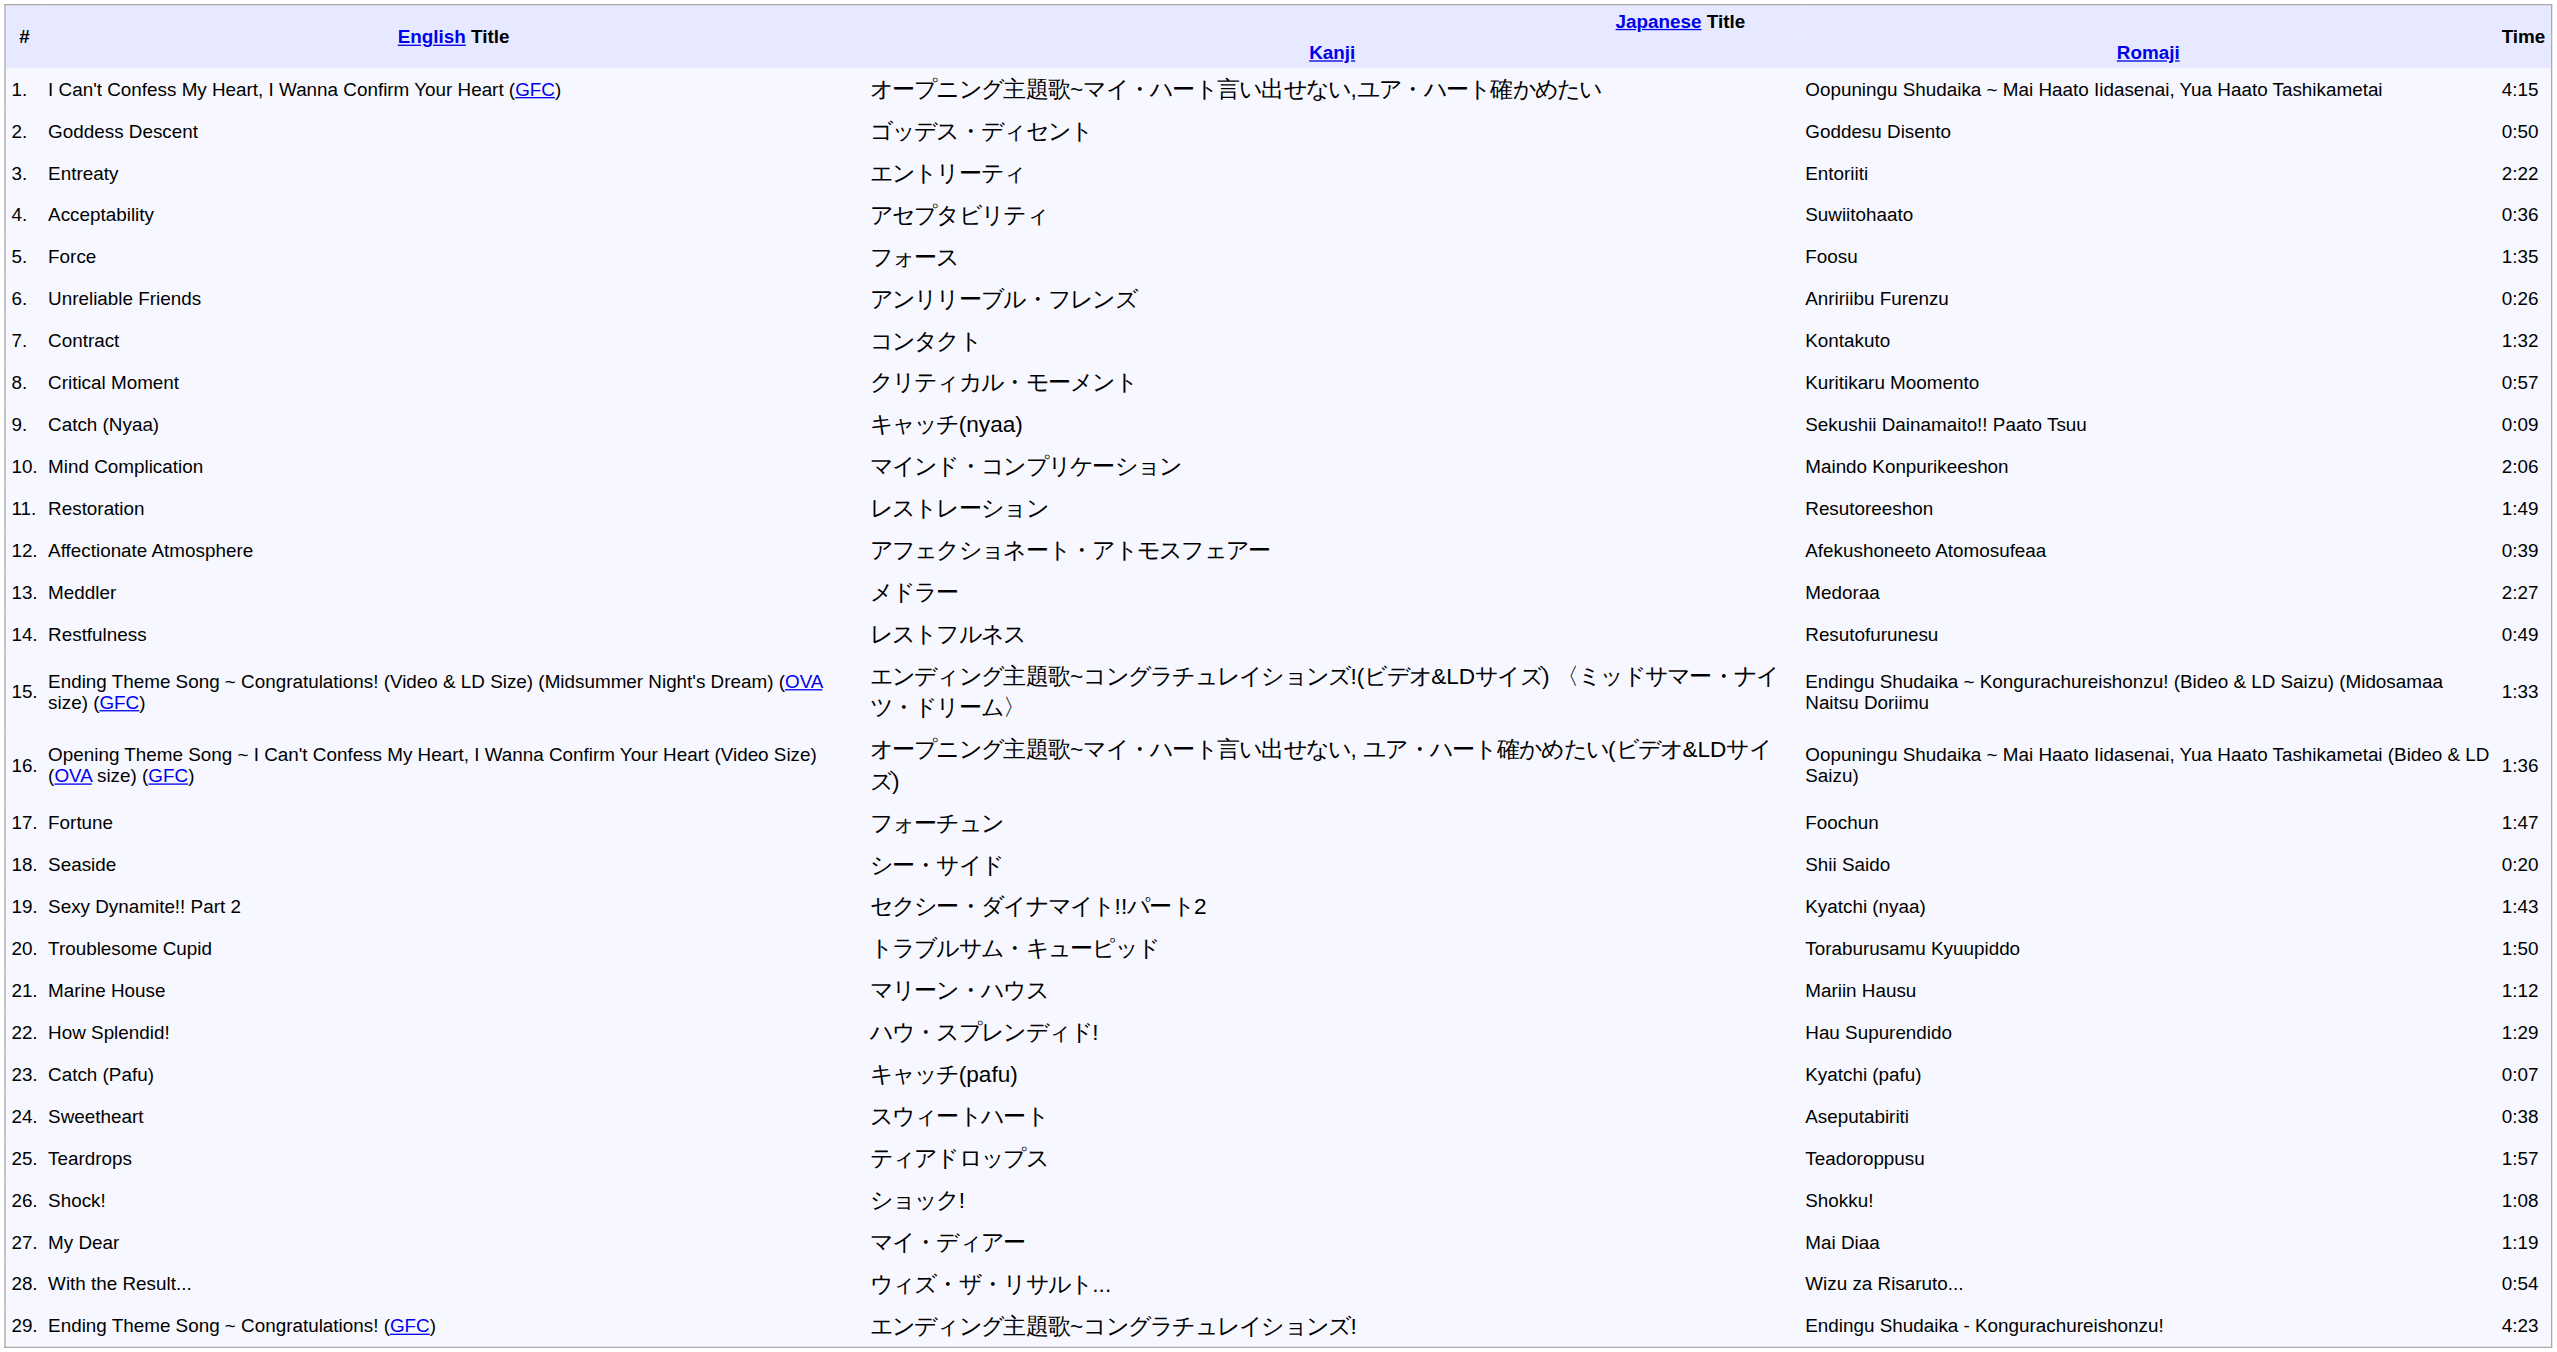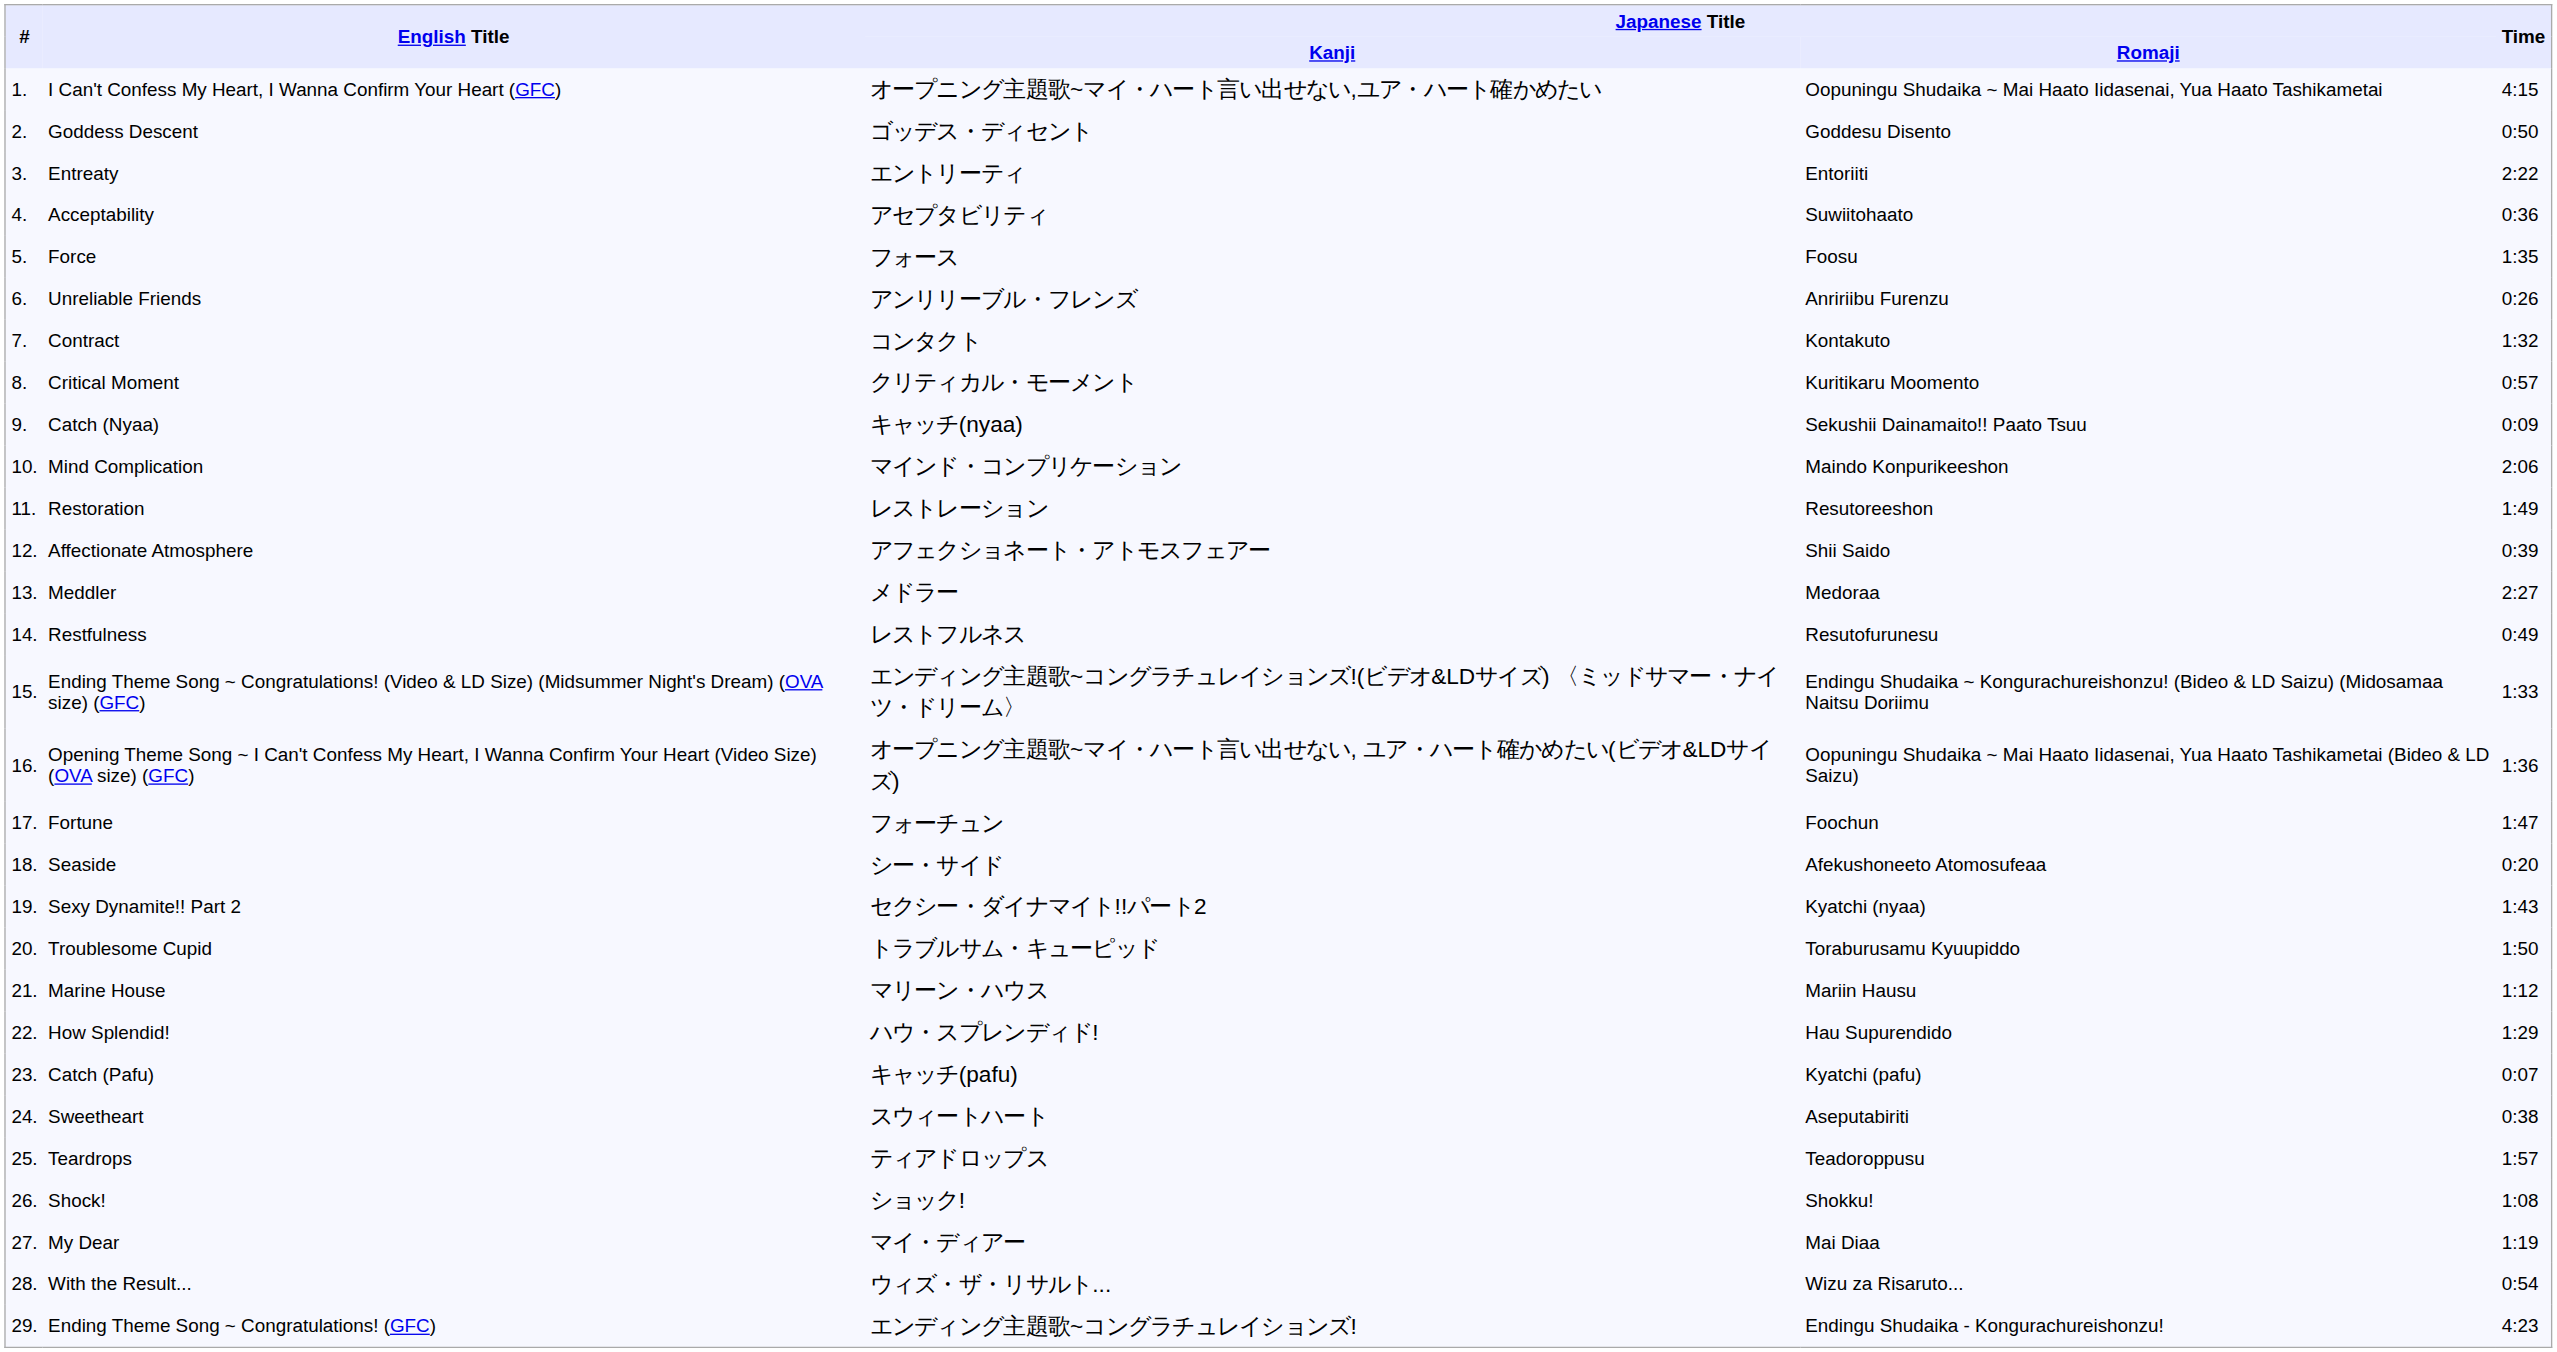(1926, 550) Afekushoneeto Atomosufeaa -> (1848, 550) Shii Saido
(1848, 865) Shii Saido -> (1926, 865) Afekushoneeto Atomosufeaa
